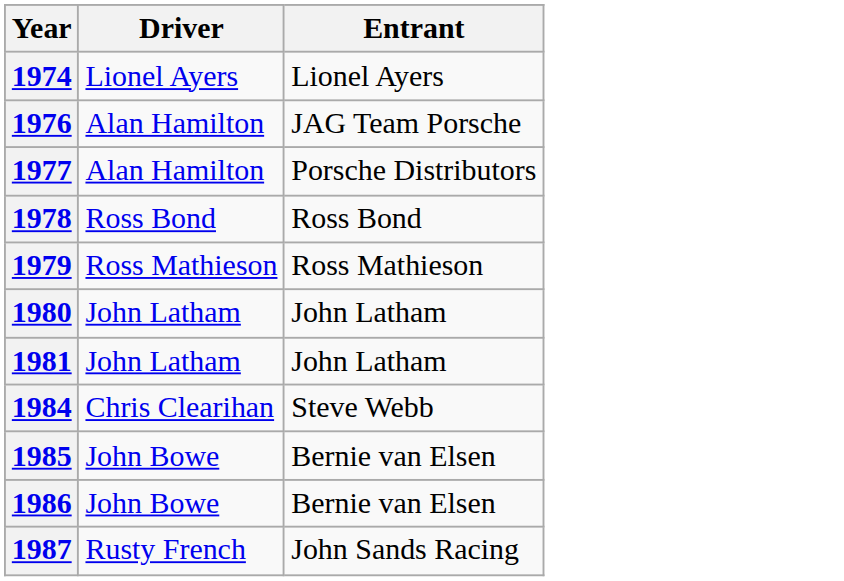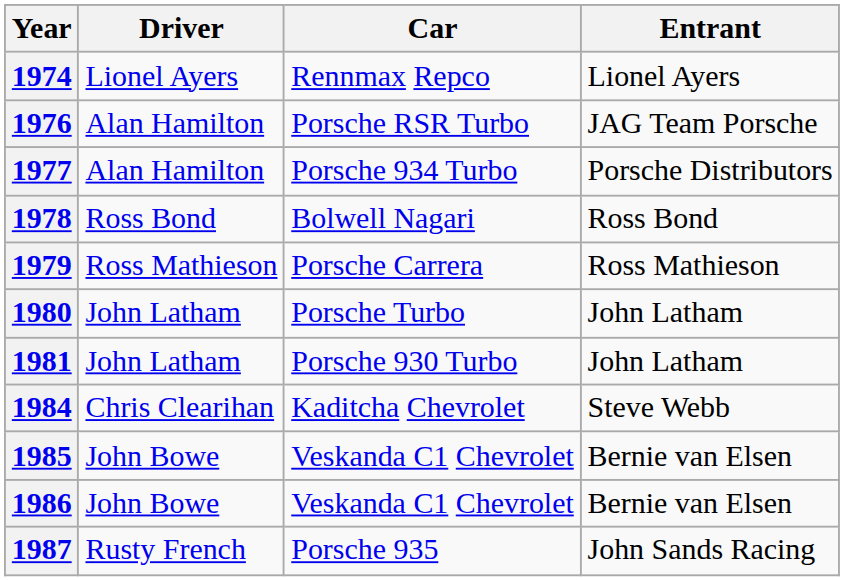+ column: (432, 28)
